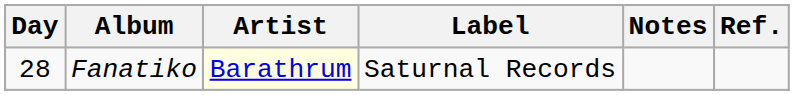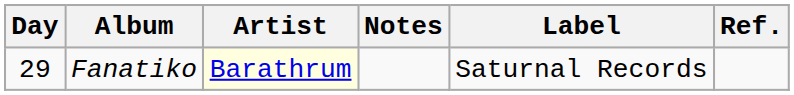columns swapped: (490, 26) <-> (668, 26)
(35, 69) 28 -> (35, 69) 29
